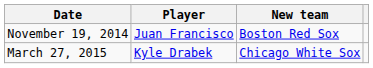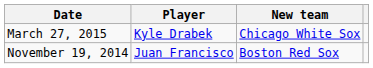rows swapped: (68, 33) <-> (57, 53)
